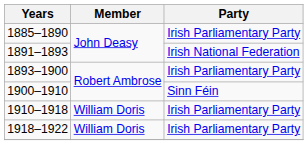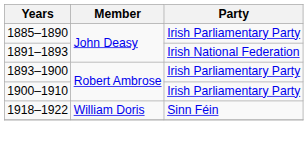(193, 91) Sinn Féin -> (234, 91) Irish Parliamentary Party
- row: (38, 110)
(234, 129) Irish Parliamentary Party -> (193, 110) Sinn Féin
